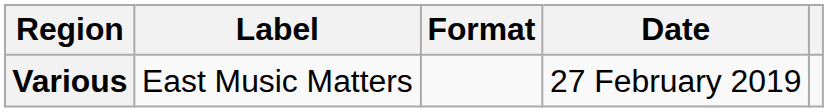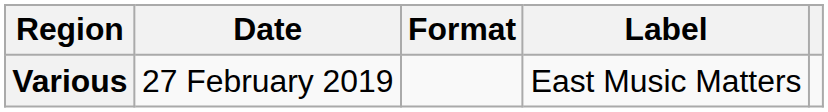columns swapped: (676, 29) <-> (277, 29)
